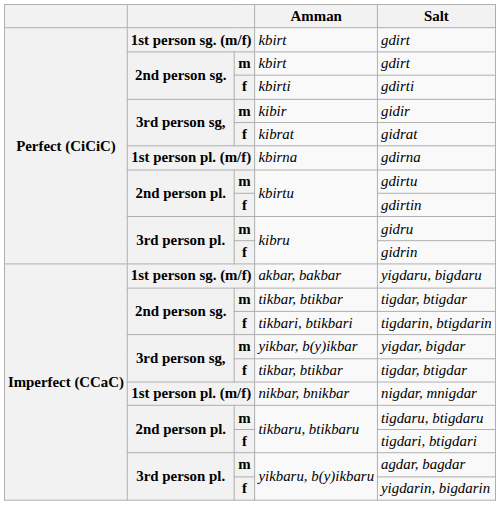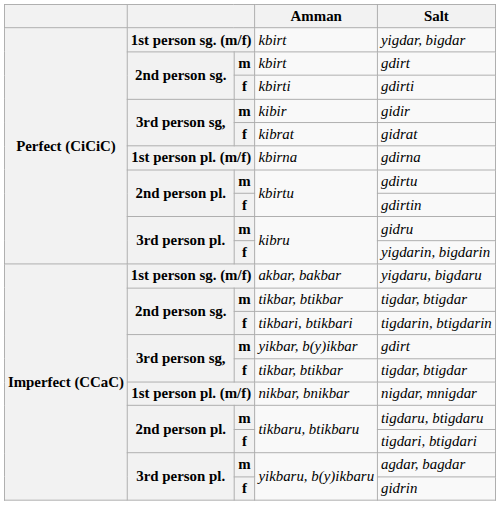(395, 39) gdirt -> (423, 39) yigdar, bigdar
(399, 252) gidrin -> (436, 252) yigdarin, bigdarin
(423, 346) yigdar, bigdar -> (395, 346) gdirt
(436, 488) yigdarin, bigdarin -> (399, 488) gidrin
